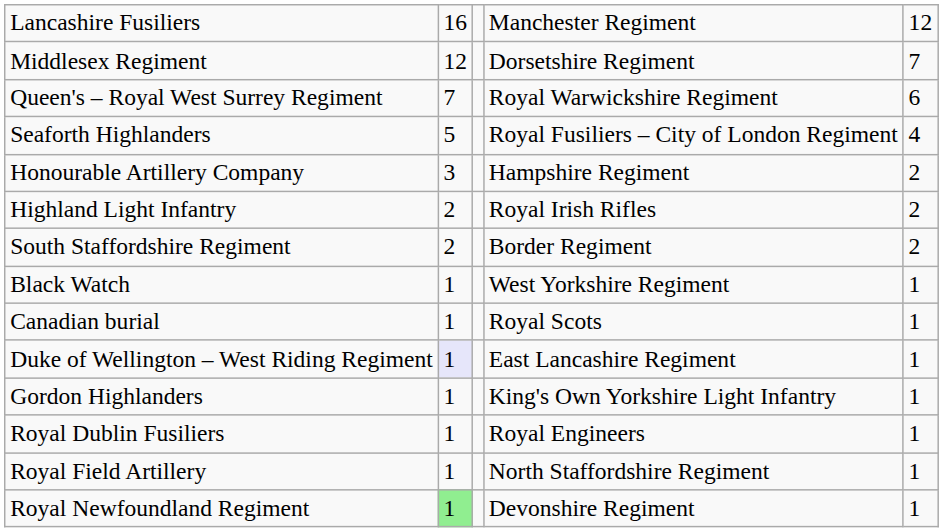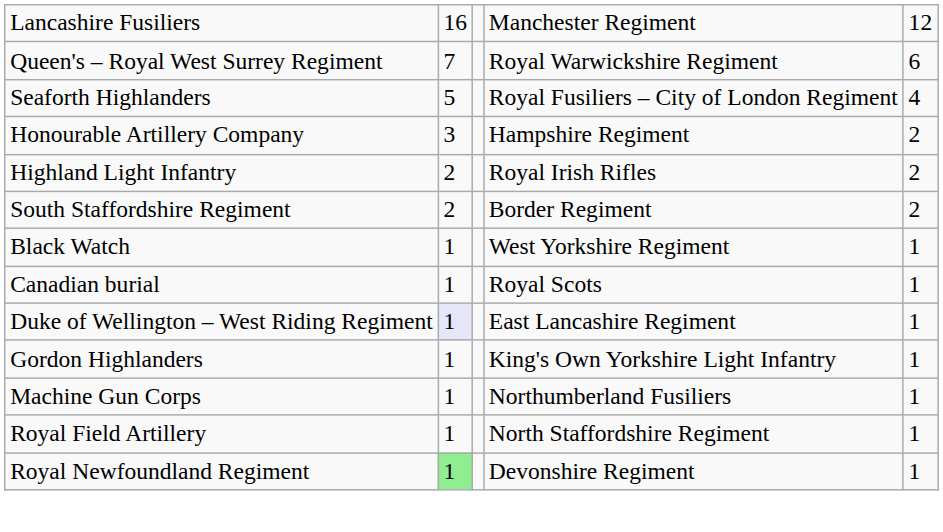- row: (108, 60)
+ row: (106, 396)
- row: (117, 433)
